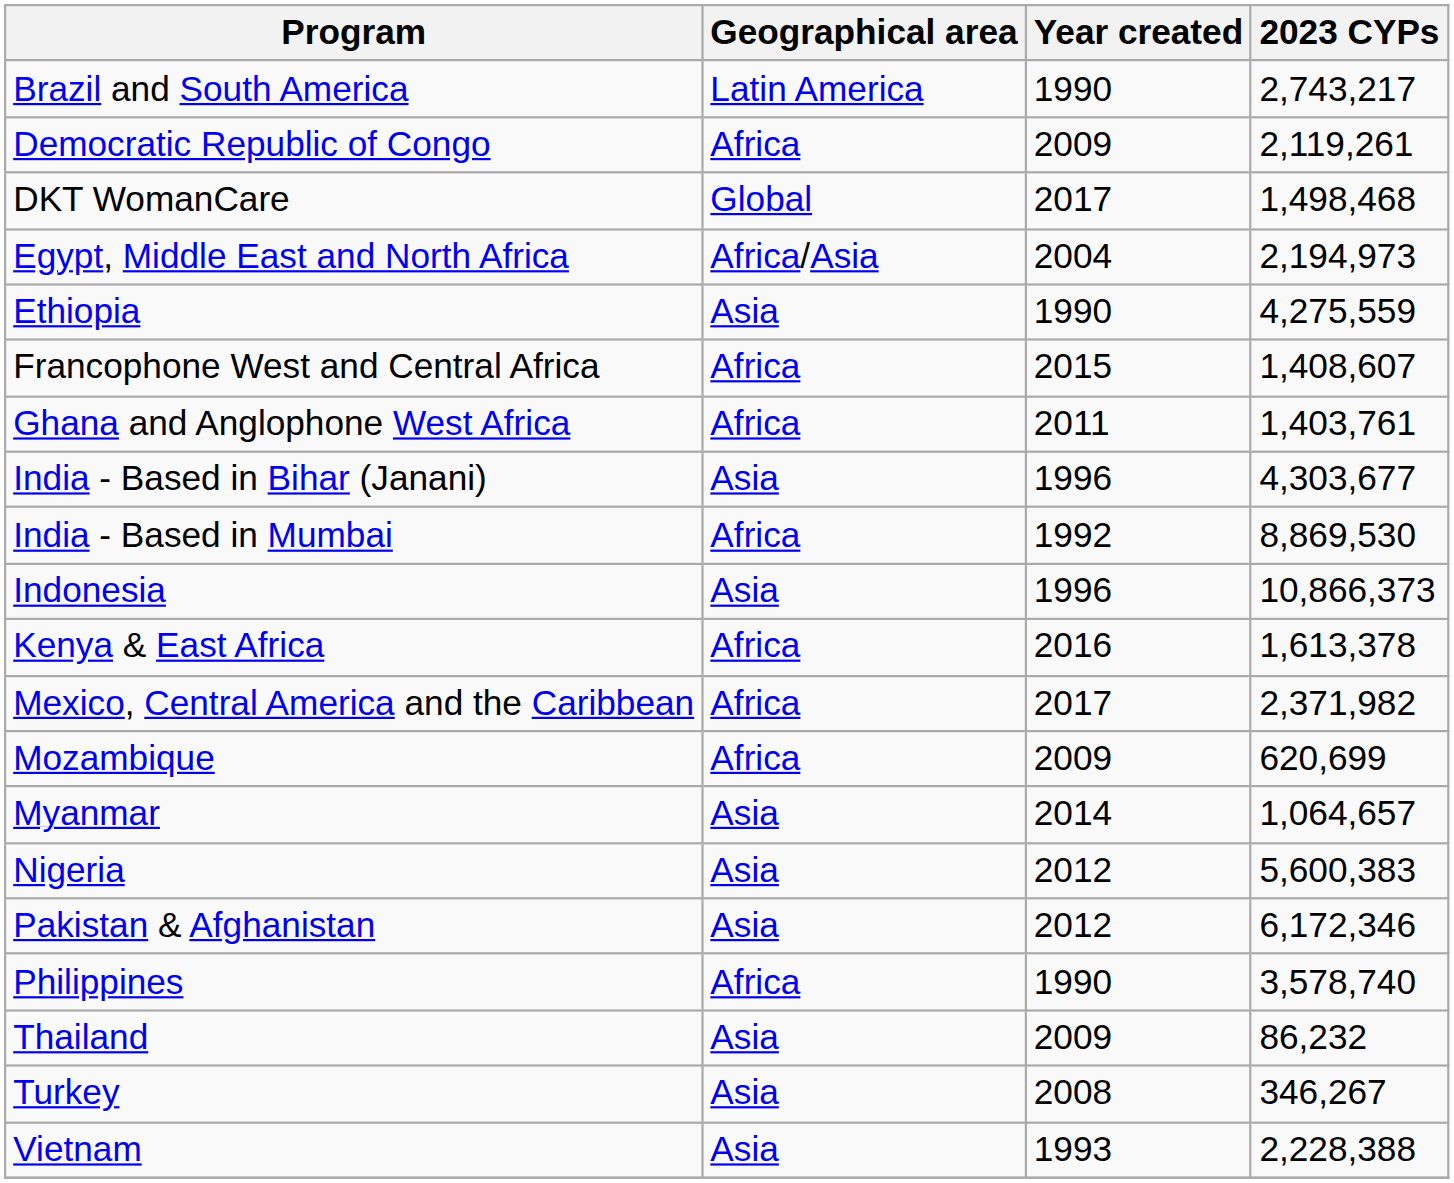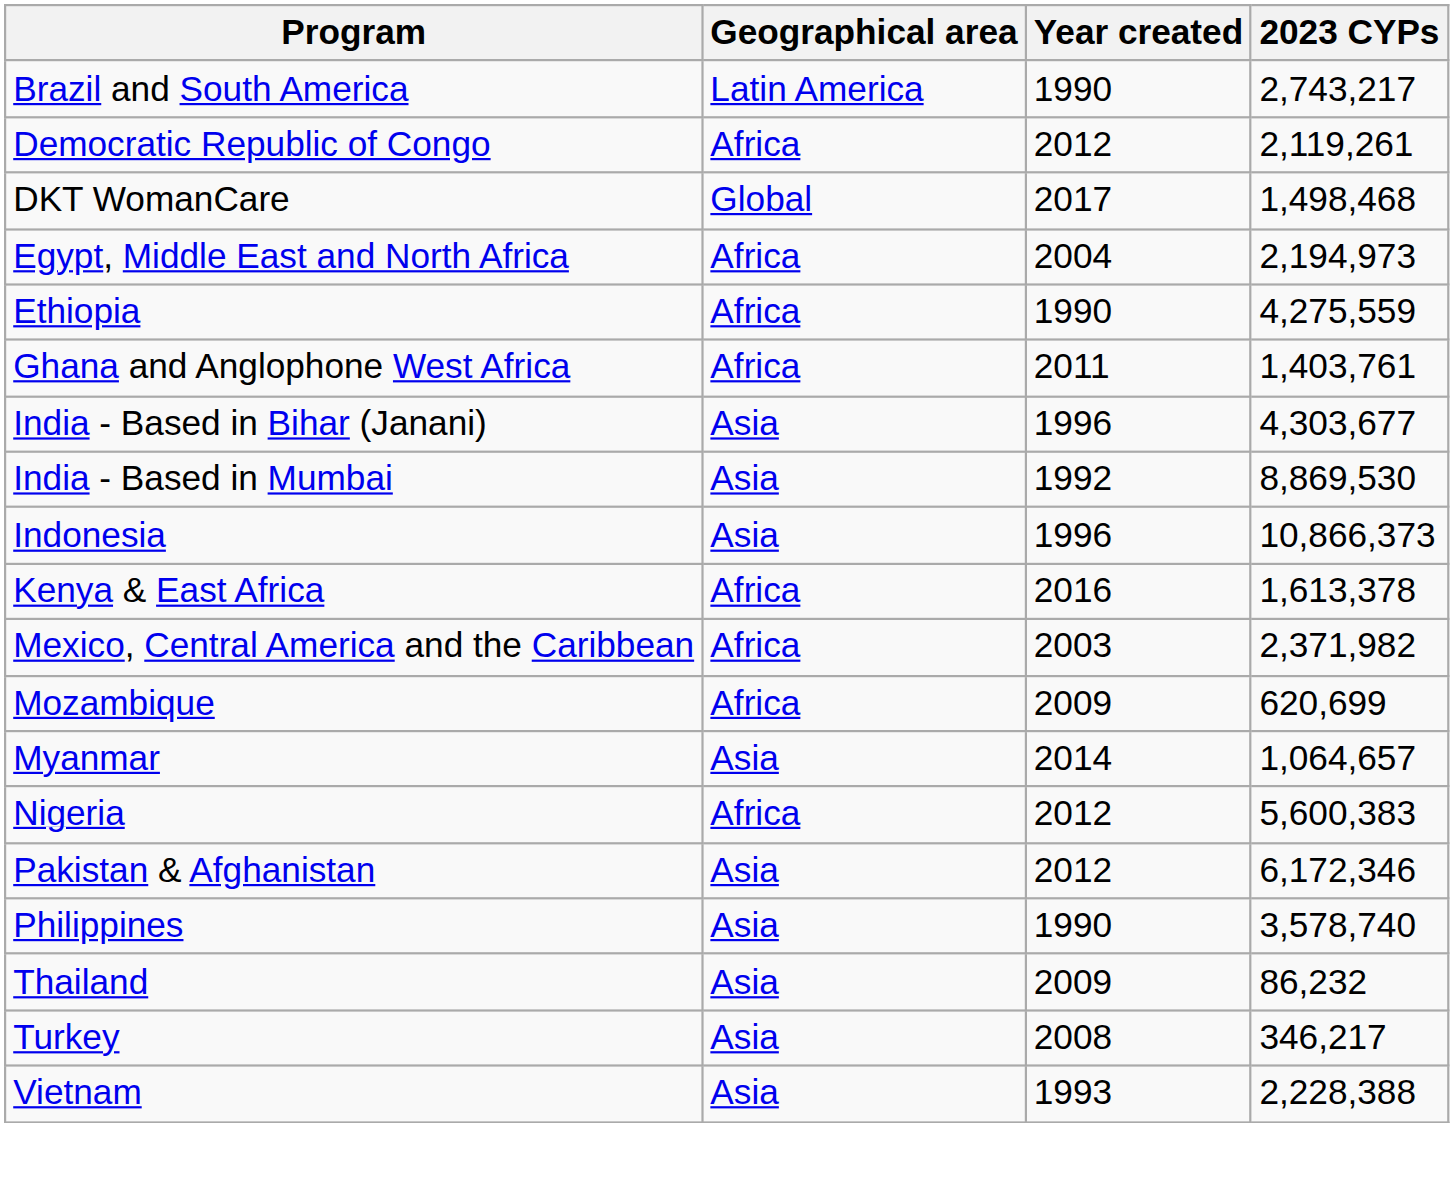(1073, 144) 2009 -> (1073, 144) 2012
(795, 255) Africa/Asia -> (755, 255) Africa
(745, 311) Asia -> (755, 311) Africa
- row: (306, 367)
(755, 534) Africa -> (745, 479) Asia
(1073, 702) 2017 -> (1073, 646) 2003
(745, 869) Asia -> (755, 813) Africa
(755, 981) Africa -> (745, 925) Asia
(1323, 1093) 346,267 -> (1323, 1037) 346,217
